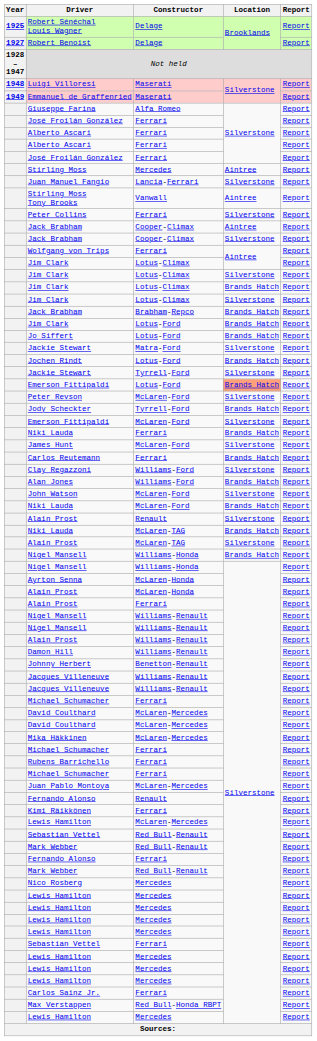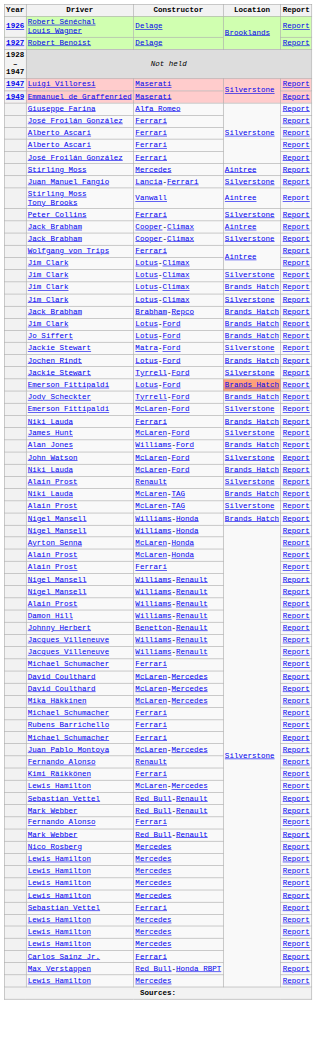(15, 27) 1925 -> (15, 27) 1926
(15, 85) 1948 -> (15, 85) 1947
- row: (55, 398)
- row: (64, 458)
- row: (59, 471)
